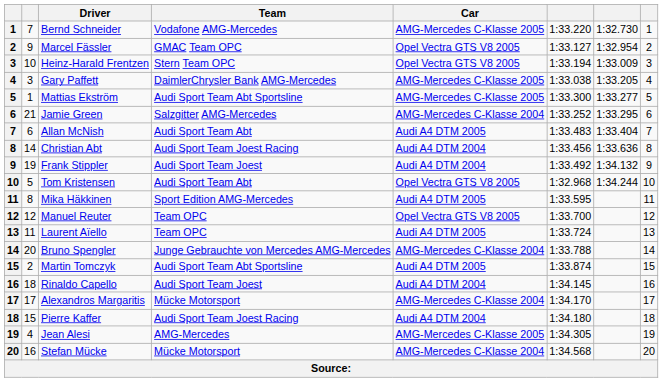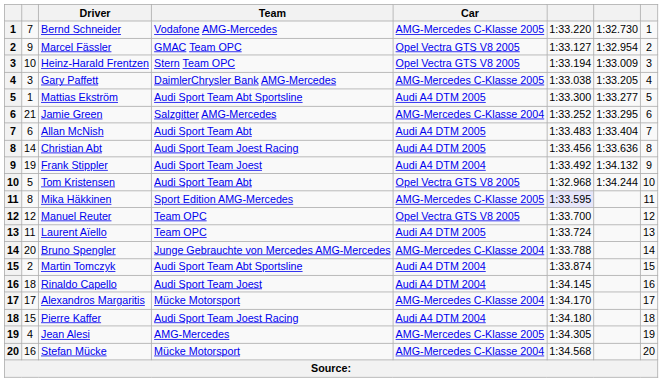(470, 97) AMG-Mercedes C-Klasse 2005 -> (441, 97) Audi A4 DTM 2005
(441, 148) Audi A4 DTM 2004 -> (441, 148) Audi A4 DTM 2005
(441, 199) Audi A4 DTM 2005 -> (470, 199) AMG-Mercedes C-Klasse 2005
(570, 199) no background -> (570, 199) lavender background
(441, 266) Audi A4 DTM 2005 -> (441, 266) Audi A4 DTM 2004
